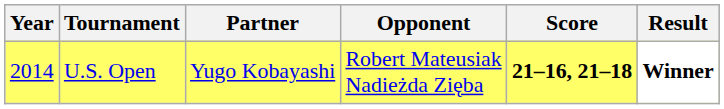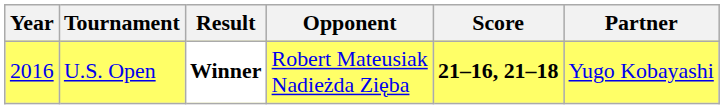columns swapped: (263, 22) <-> (678, 22)
(32, 71) 2014 -> (32, 71) 2016
